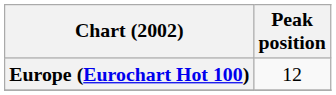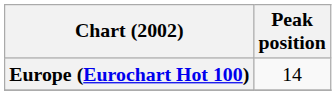(292, 74) 12 -> (292, 74) 14
